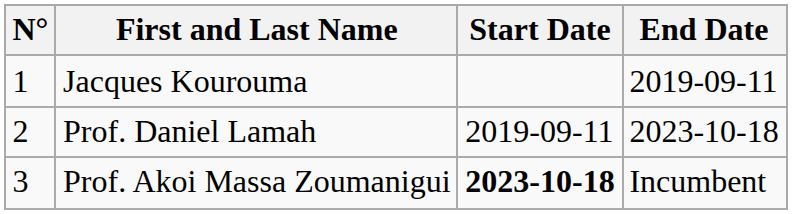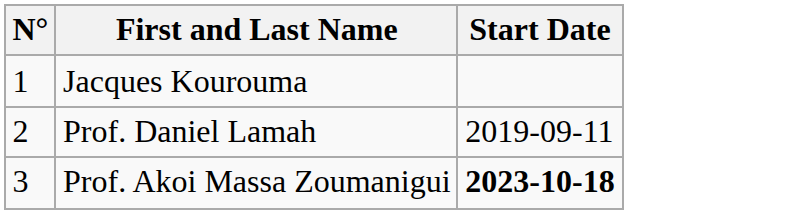- column: (704, 29)
